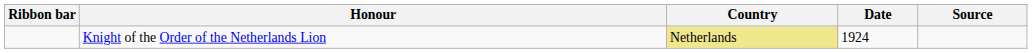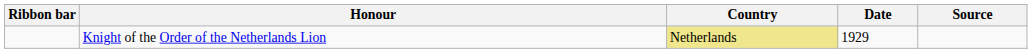(855, 37) 1924 -> (855, 37) 1929
